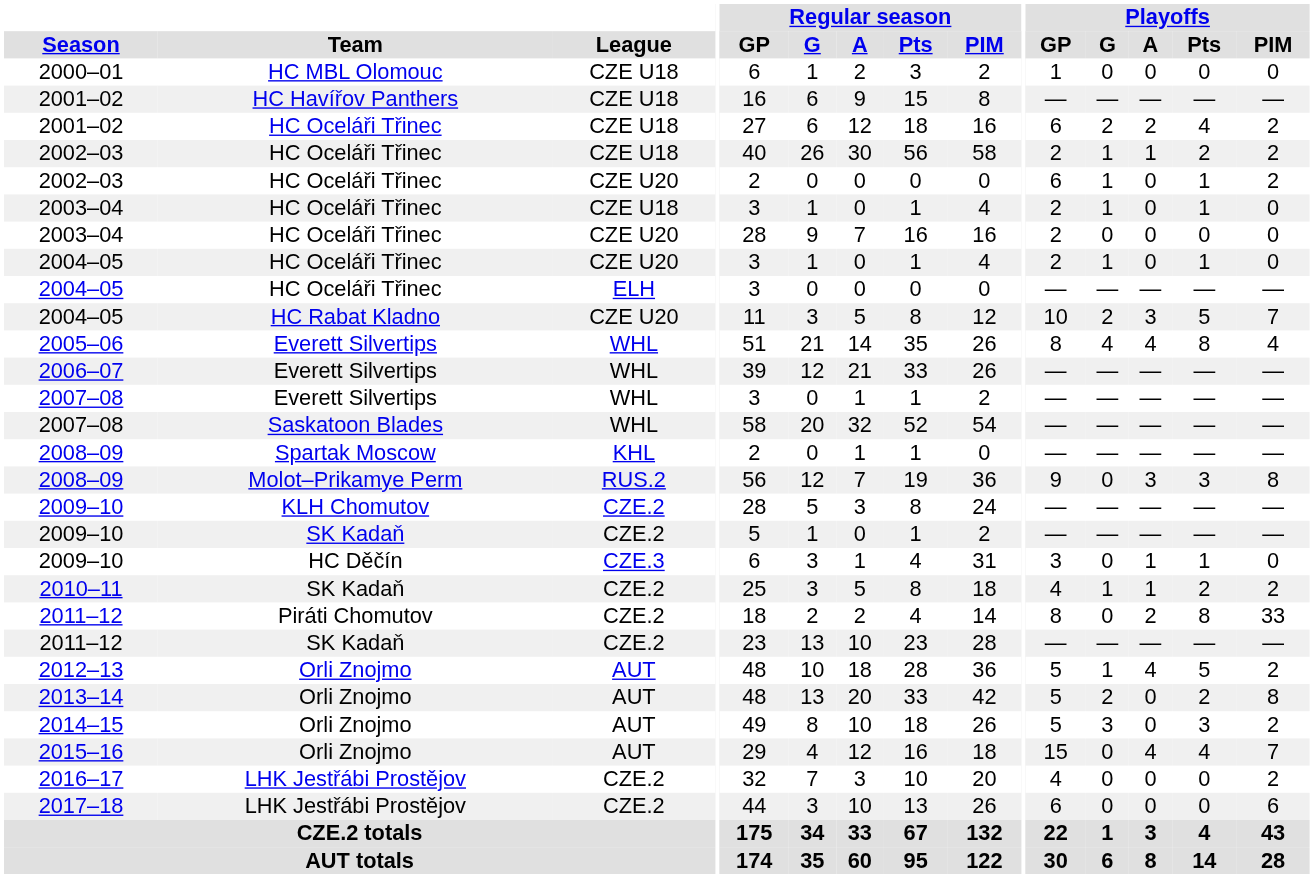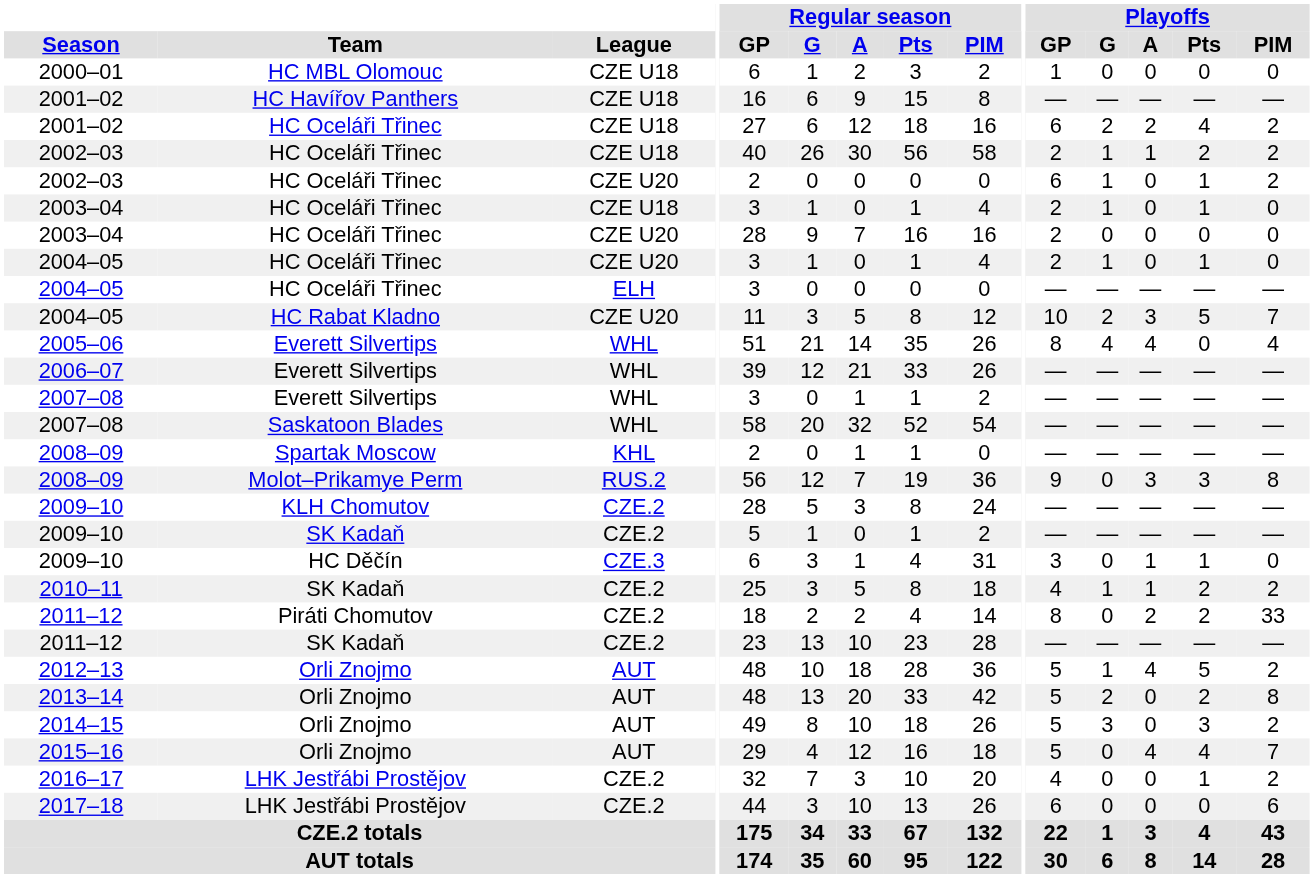(1204, 343) 8 -> (1204, 343) 0
(1204, 615) 8 -> (1204, 615) 2
(1056, 751) 15 -> (1056, 751) 5
(1204, 779) 0 -> (1204, 779) 1
